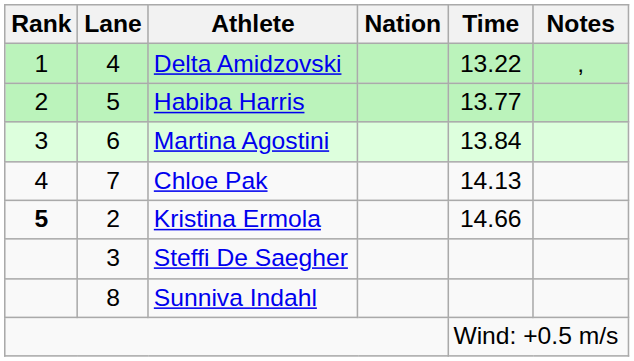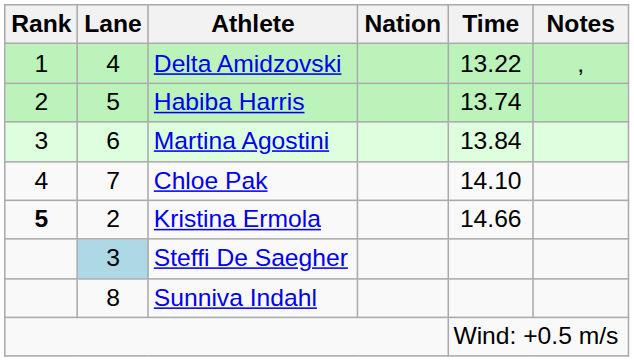(491, 102) 13.77 -> (491, 102) 13.74
(491, 180) 14.13 -> (491, 180) 14.10
(113, 258) no background -> (113, 258) lightblue background
